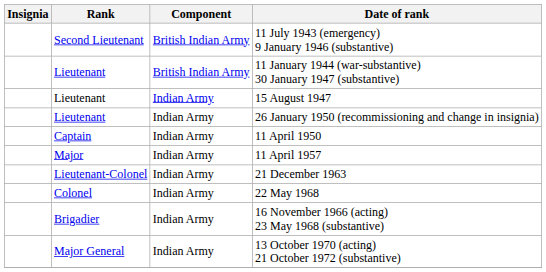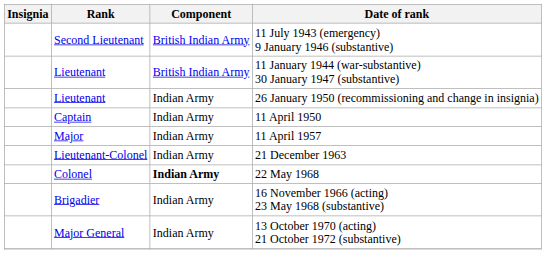- row: (293, 98)
(183, 193) normal -> (186, 174) bold
